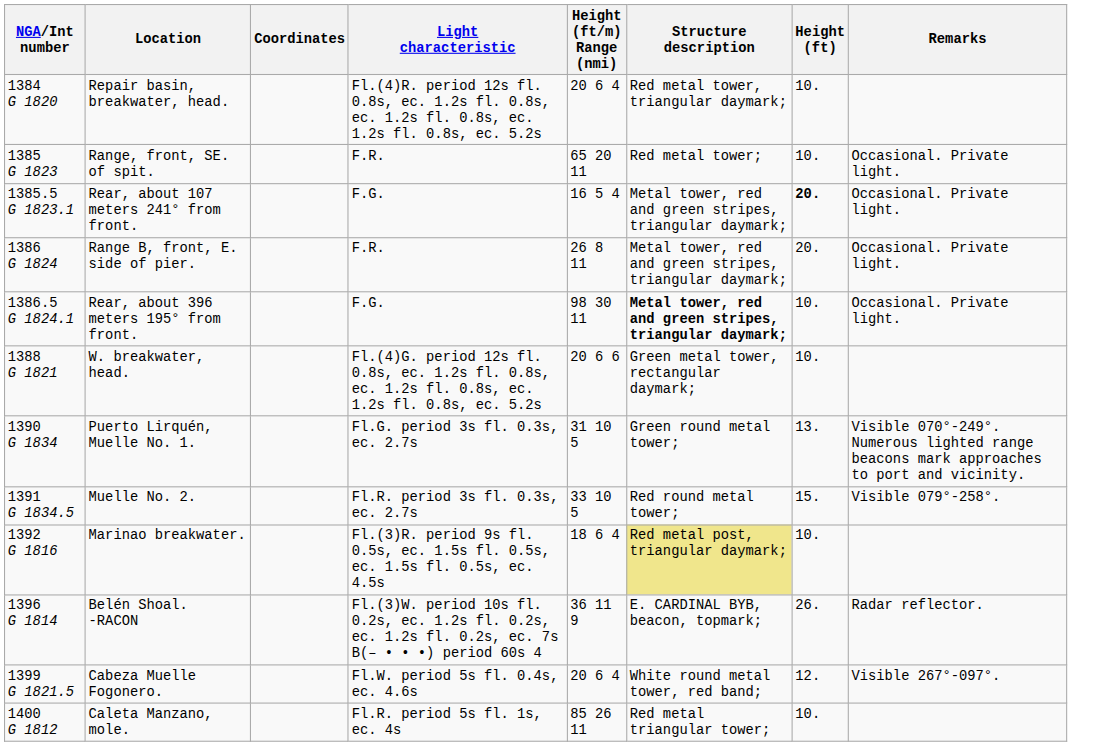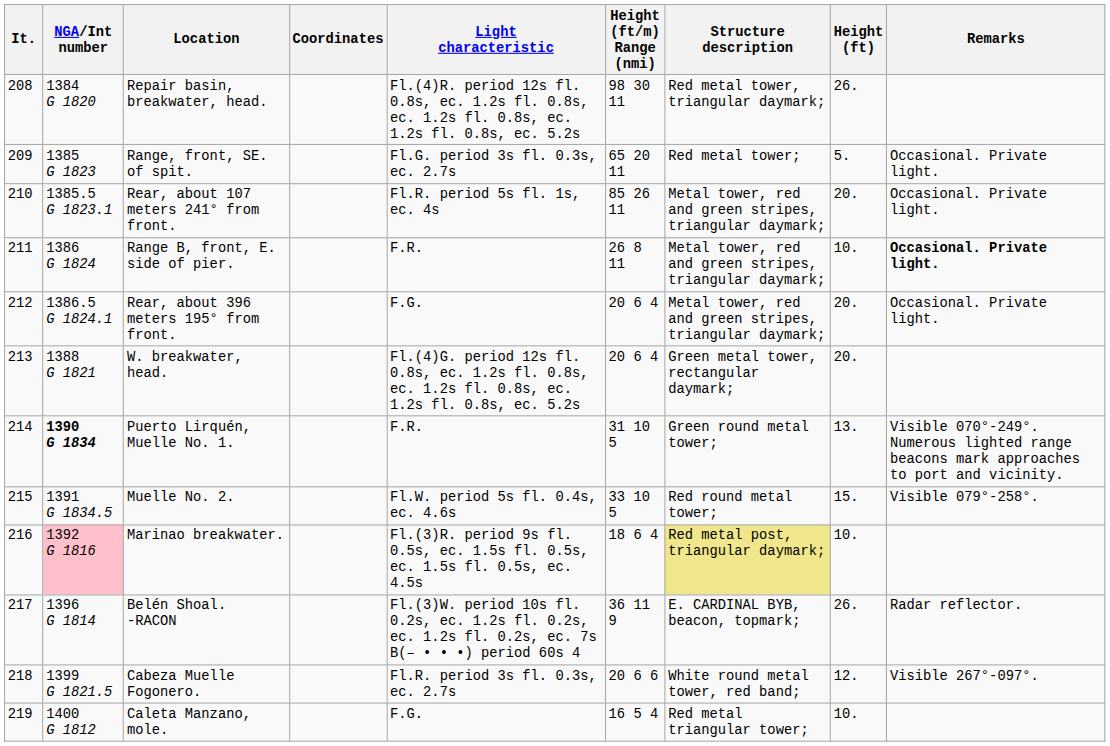+ column: (24, 40)
(595, 86) 20 6 4 -> (629, 94) 98 30 11
(808, 86) 10. -> (846, 86) 26.
(368, 156) F.R. -> (493, 164) Fl.G. period 3s fl. 0.3s, ec. 2.7s
(808, 156) 10. -> (842, 156) 5.
(368, 194) F.G. -> (485, 202) Fl.R. period 5s fl. 1s, ec. 4s
(595, 194) 16 5 4 -> (629, 202) 85 26 11
(808, 194) bold -> (846, 194) normal
(808, 249) 20. -> (846, 249) 10.
(930, 257) normal -> (968, 257) bold
(591, 311) 98 30 11 -> (633, 303) 20 6 4
(708, 319) bold -> (747, 319) normal
(808, 303) 10. -> (846, 303) 20.
(595, 357) 20 6 6 -> (633, 357) 20 6 4
(808, 357) 10. -> (846, 357) 20.
(33, 435) normal -> (71, 435) bold
(455, 435) Fl.G. period 3s fl. 0.3s, ec. 2.7s -> (407, 427) F.R.
(455, 505) Fl.R. period 3s fl. 0.3s, ec. 2.7s -> (493, 505) Fl.W. period 5s fl. 0.4s, ec. 4.6s
(33, 544) no background -> (71, 544) pink background
(455, 684) Fl.W. period 5s fl. 0.4s, ec. 4.6s -> (493, 684) Fl.R. period 3s fl. 0.3s, ec. 2.7s
(595, 676) 20 6 4 -> (633, 676) 20 6 6
(447, 723) Fl.R. period 5s fl. 1s, ec. 4s -> (407, 715) F.G.
(591, 723) 85 26 11 -> (633, 715) 16 5 4
